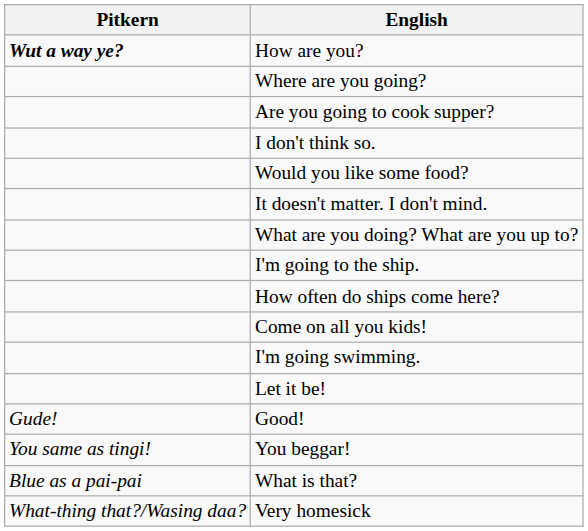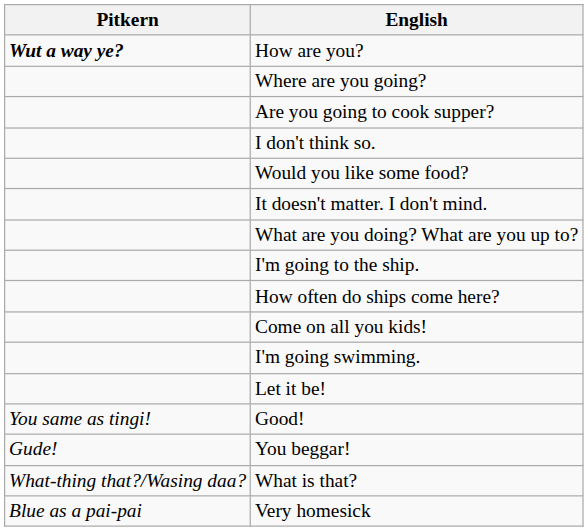(33, 419) Gude! -> (80, 419) You same as tingi!
(80, 449) You same as tingi! -> (33, 449) Gude!
(75, 480) Blue as a pai-pai -> (128, 480) What-thing that?/Wasing daa?
(128, 511) What-thing that?/Wasing daa? -> (75, 511) Blue as a pai-pai
